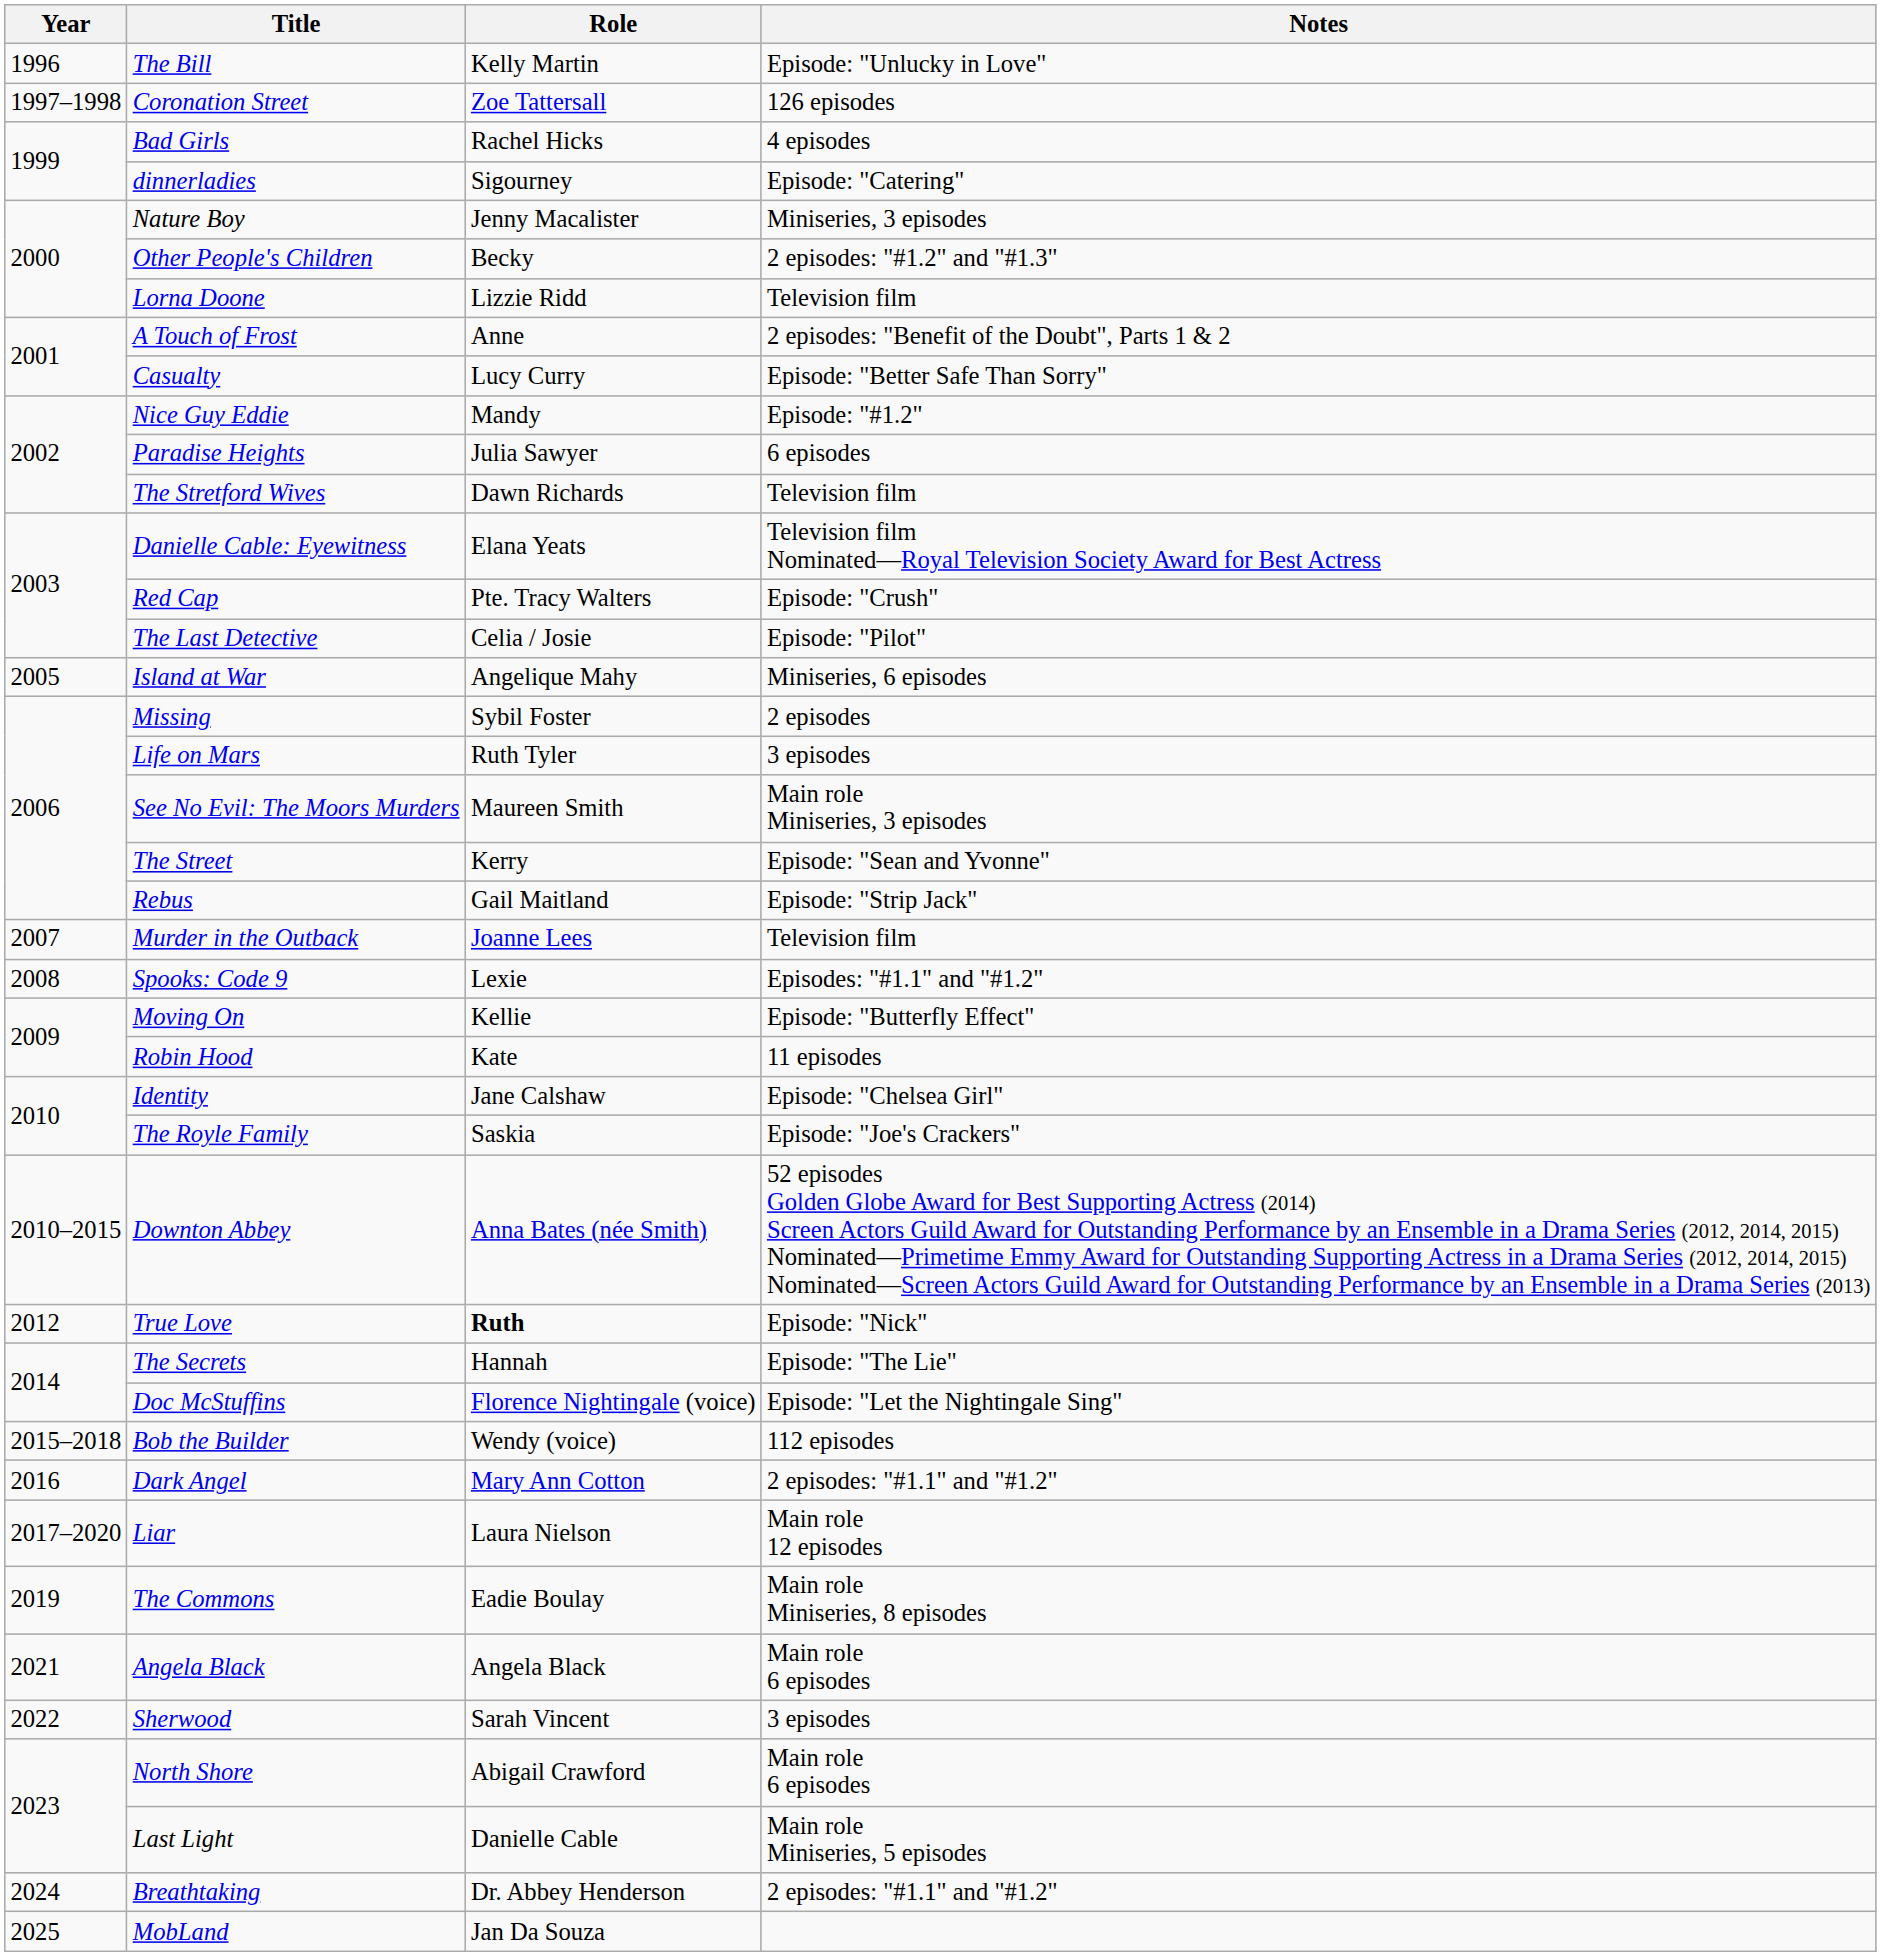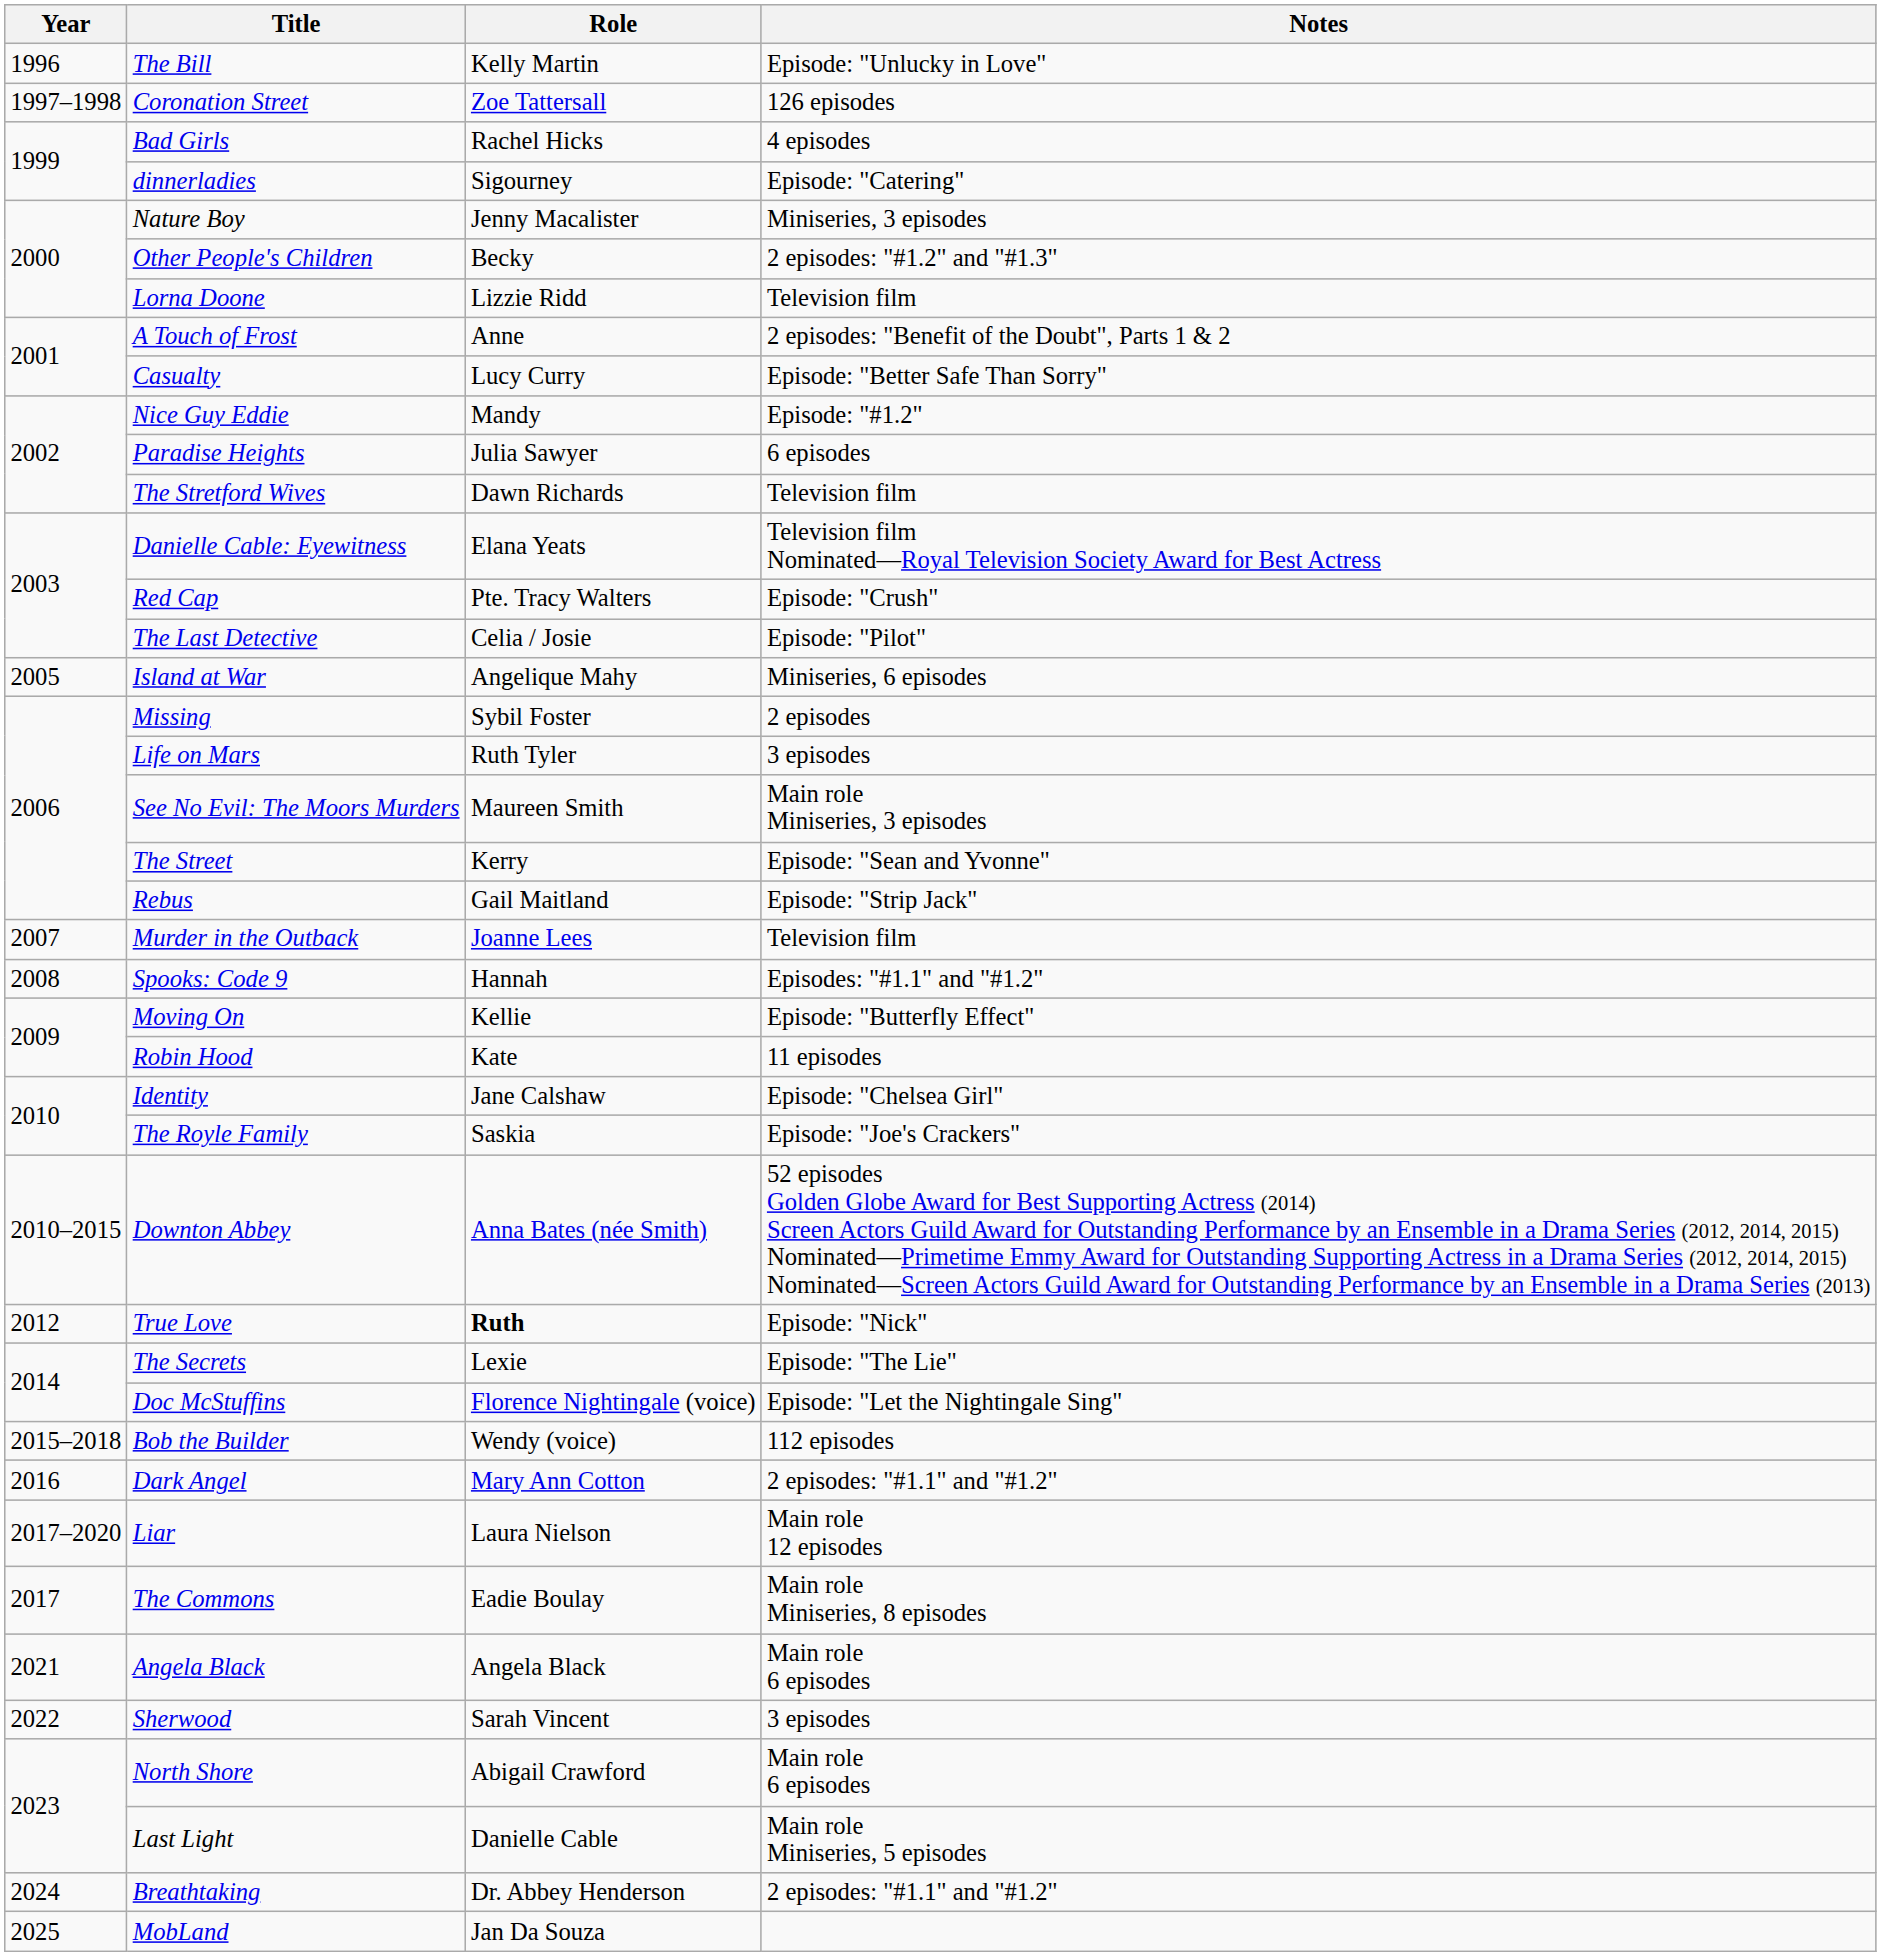(499, 978) Lexie -> (509, 978) Hannah
(509, 1362) Hannah -> (499, 1362) Lexie
(35, 1599) 2019 -> (35, 1599) 2017
